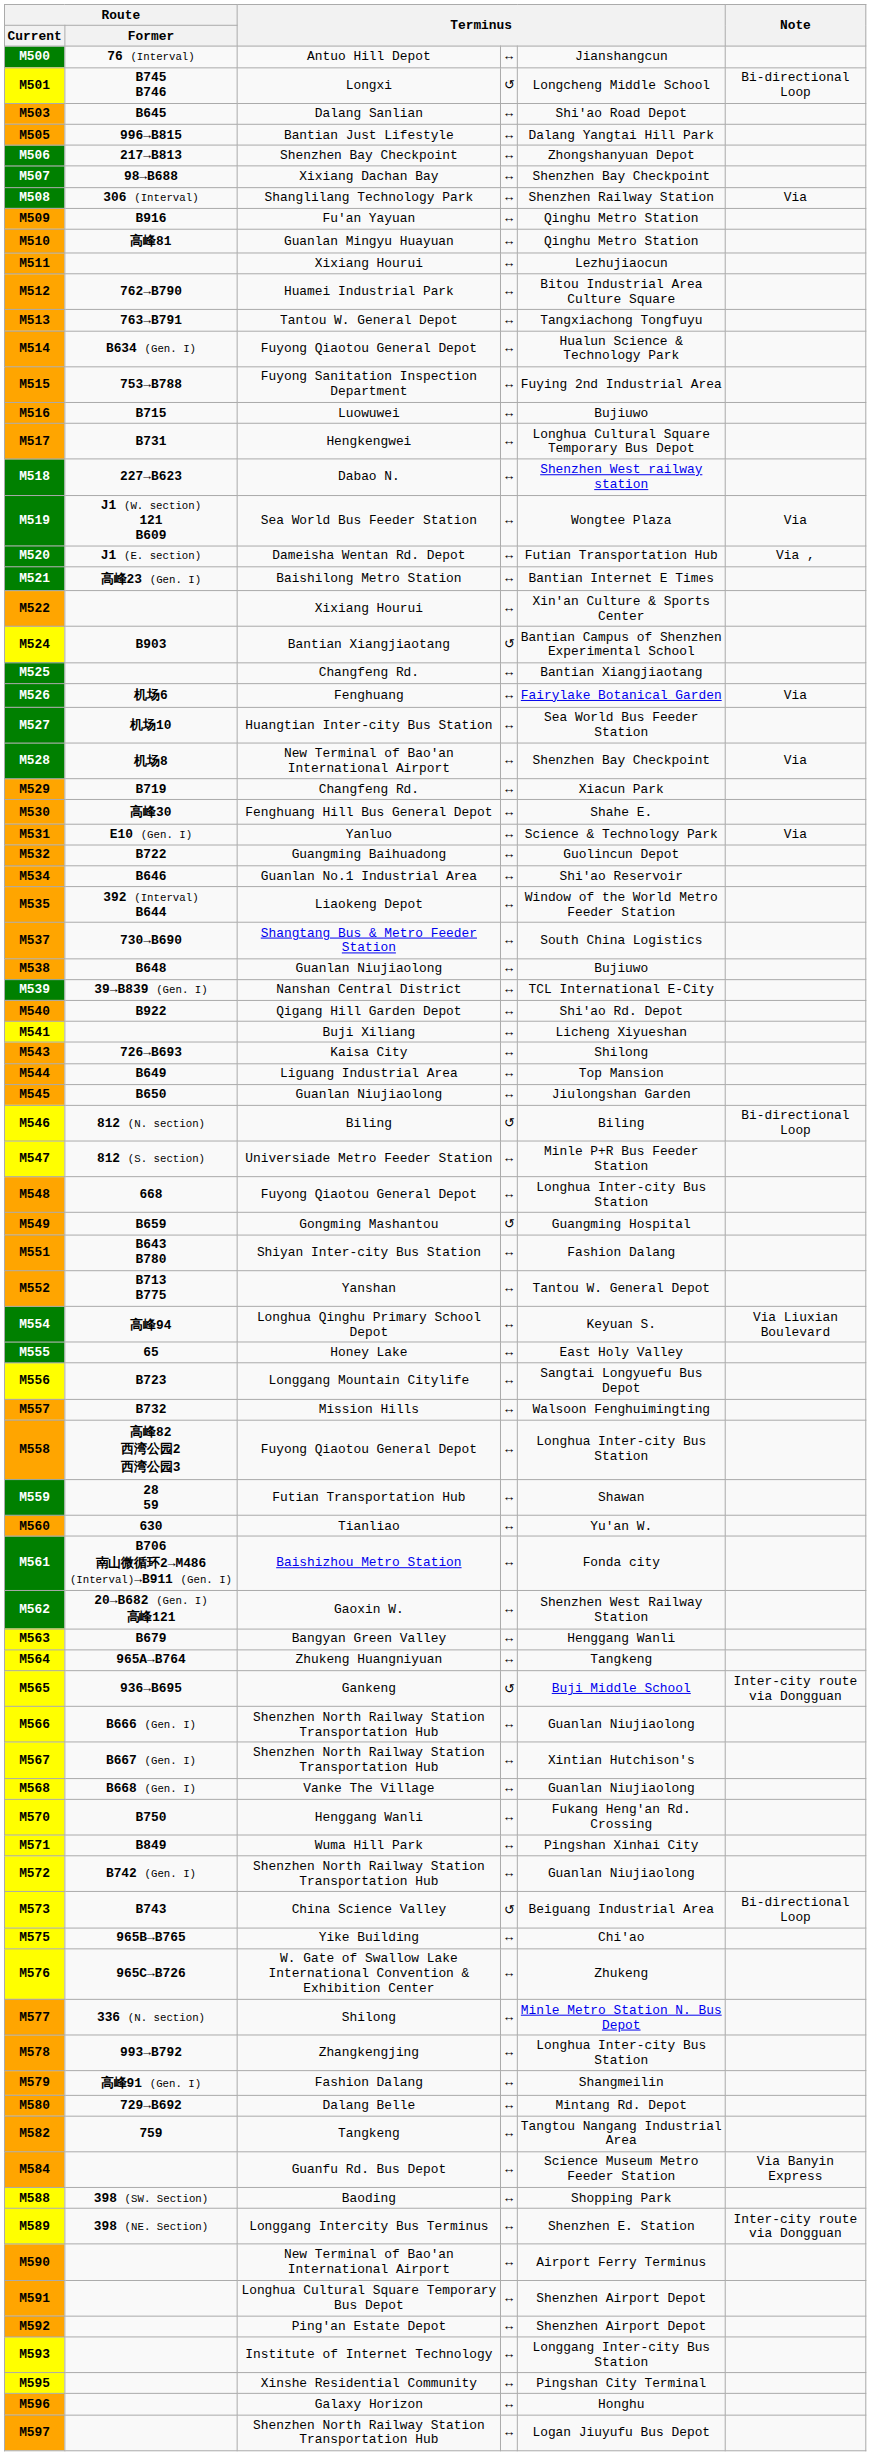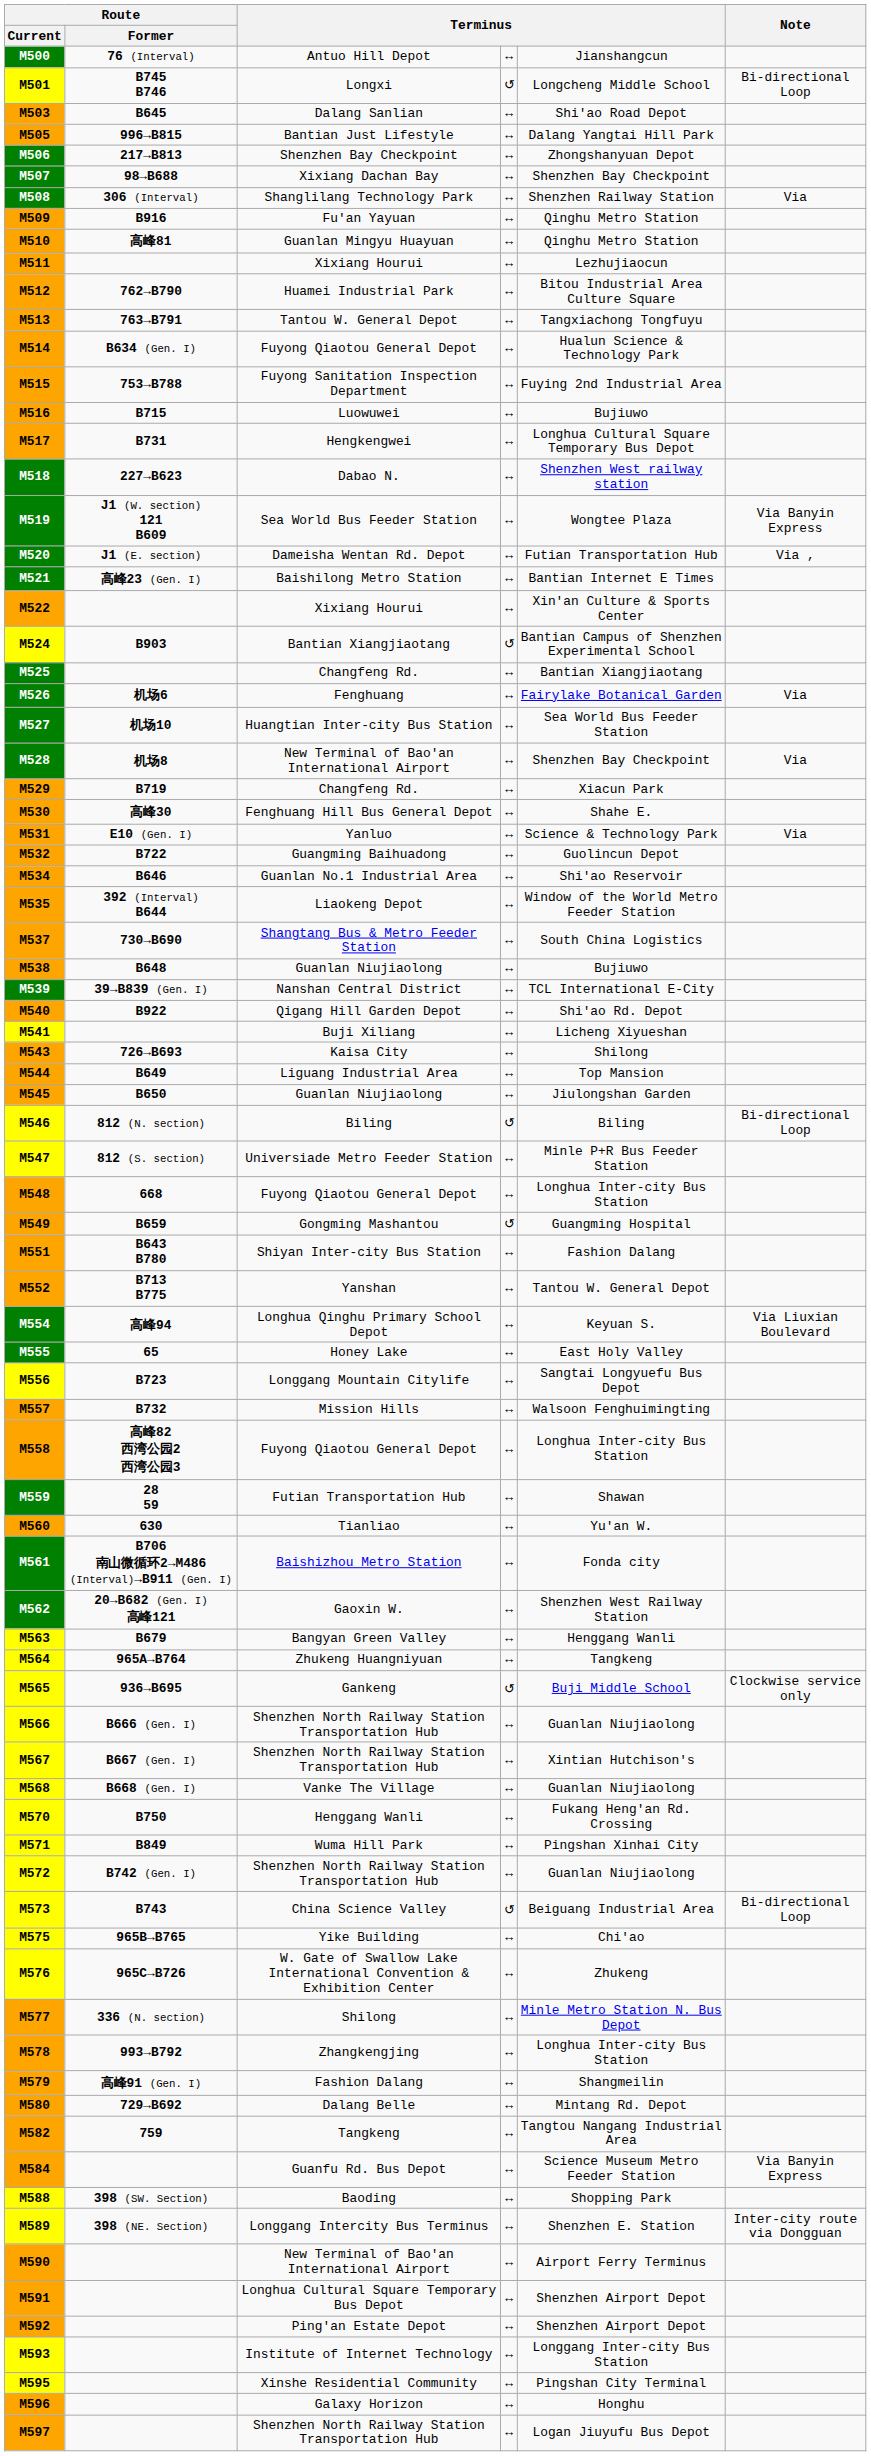(795, 520) Via -> (795, 520) Via Banyin Express
(795, 1689) Inter-city route via Dongguan -> (795, 1689) Clockwise service only
